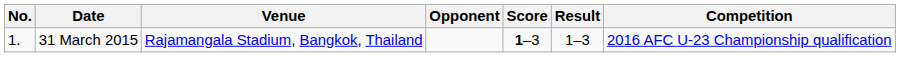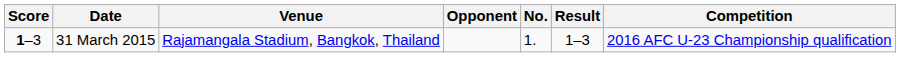columns swapped: (20, 16) <-> (527, 16)
